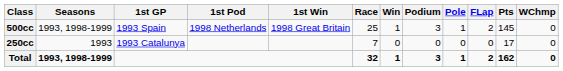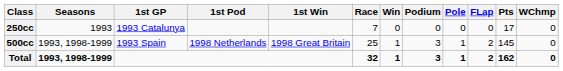rows swapped: (20, 27) <-> (20, 43)
